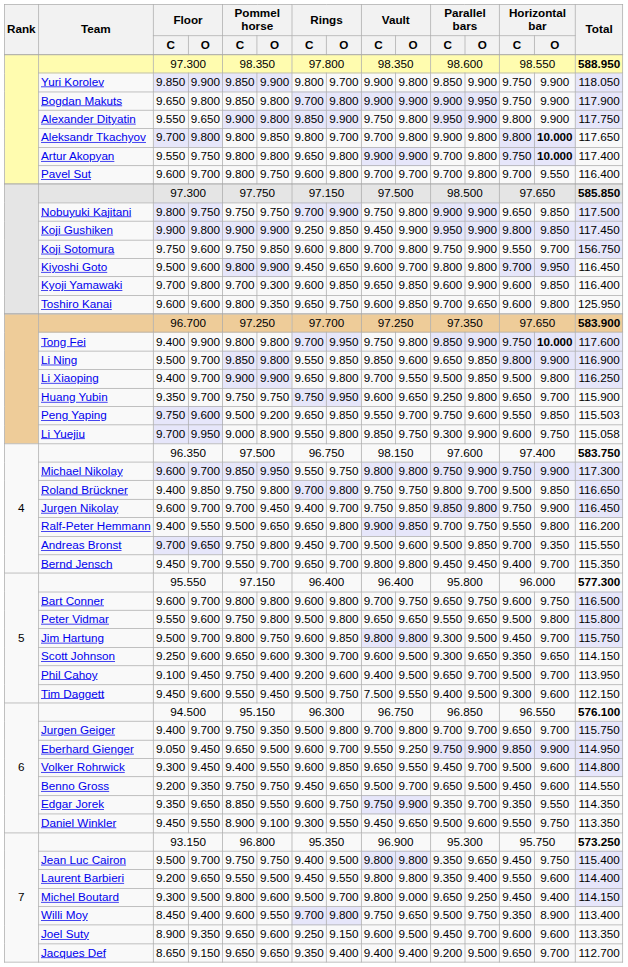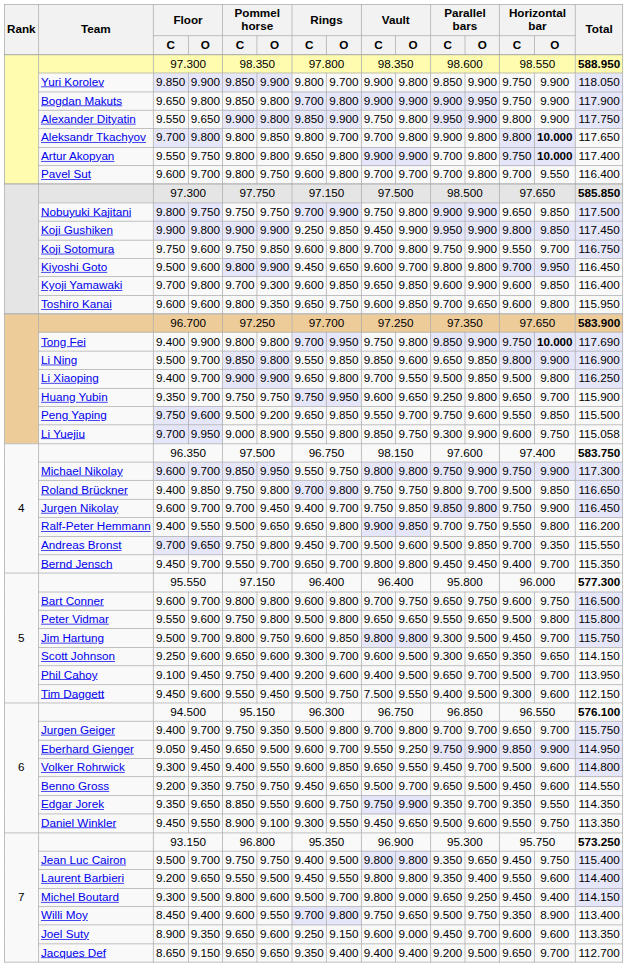(599, 249) 156.750 -> (599, 249) 116.750
(599, 304) 125.950 -> (599, 304) 115.950
(599, 341) 117.600 -> (599, 341) 117.690
(599, 415) 115.503 -> (599, 415) 115.500
(413, 934) 9.500 -> (413, 934) 9.000
